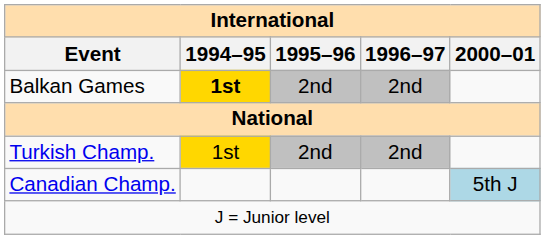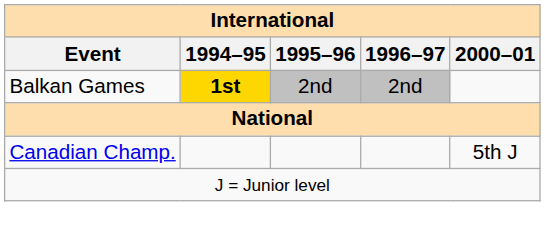- row: (82, 151)
(495, 184) lightblue background -> (495, 151) no background
